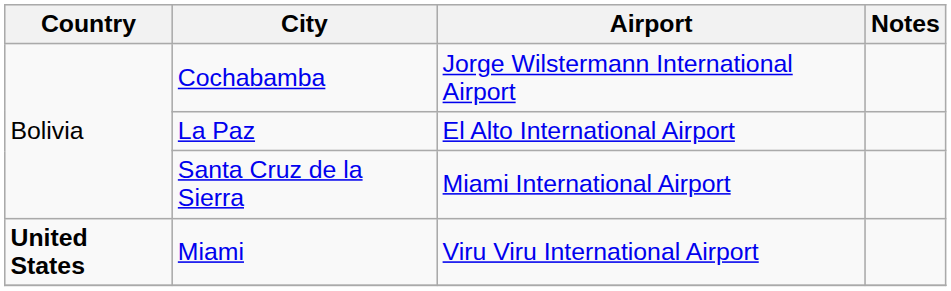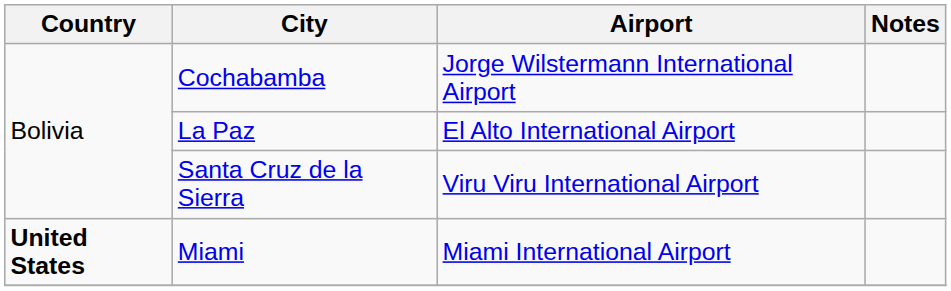(587, 184) Miami International Airport -> (601, 184) Viru Viru International Airport
(601, 251) Viru Viru International Airport -> (587, 251) Miami International Airport
